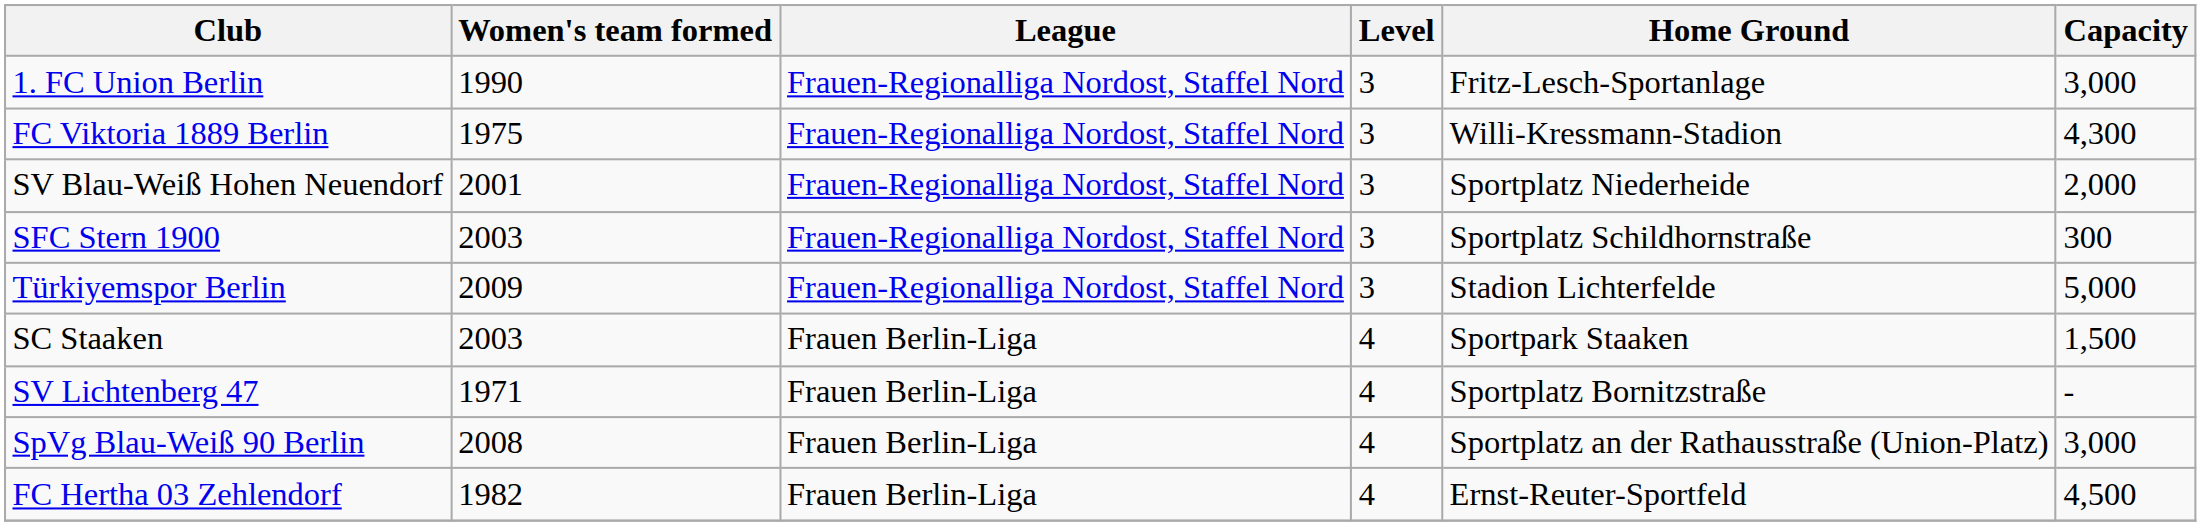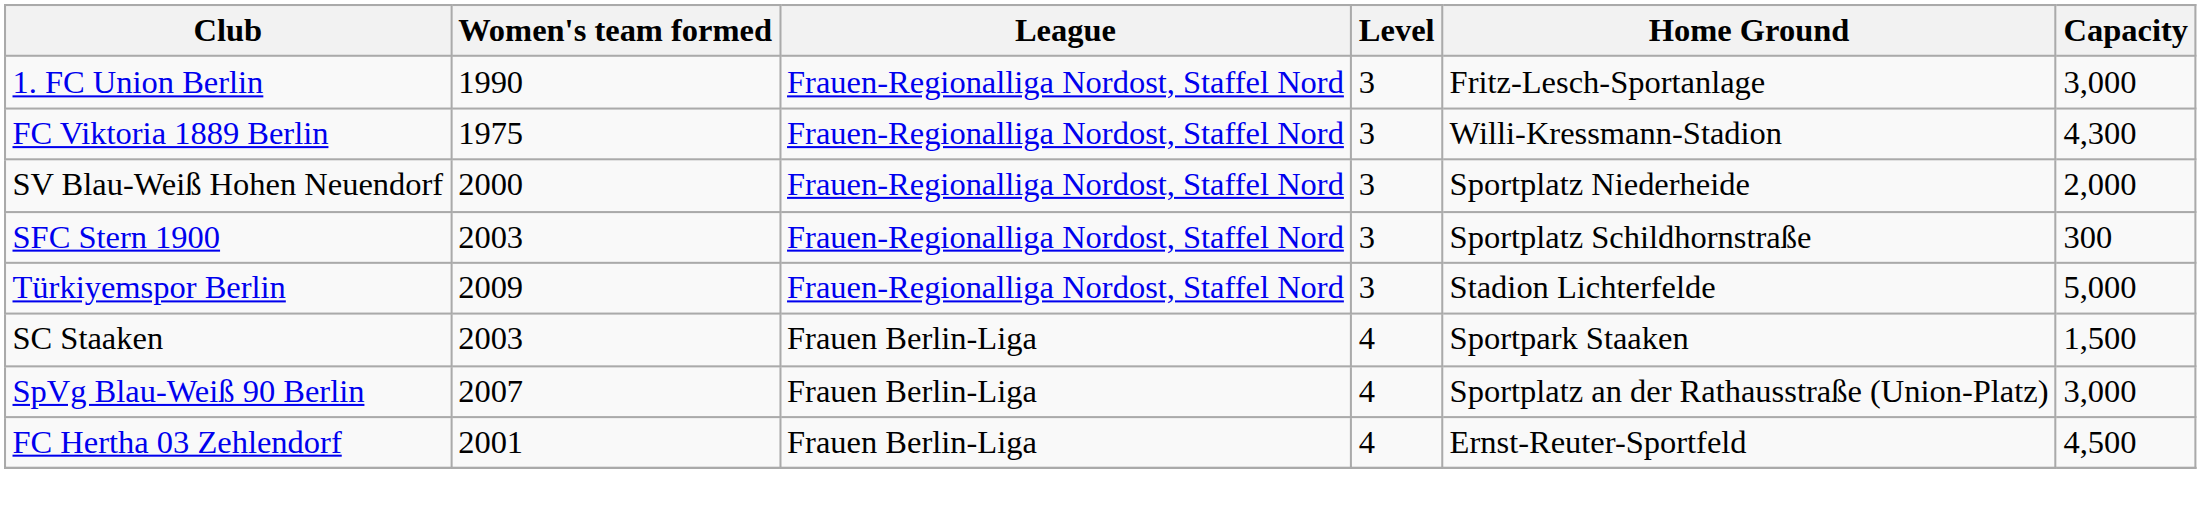(491, 184) 2001 -> (491, 184) 2000
- row: (135, 390)
(491, 442) 2008 -> (491, 390) 2007
(491, 493) 1982 -> (491, 442) 2001
